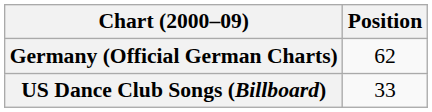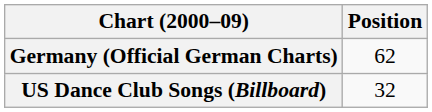(385, 90) 33 -> (385, 90) 32
